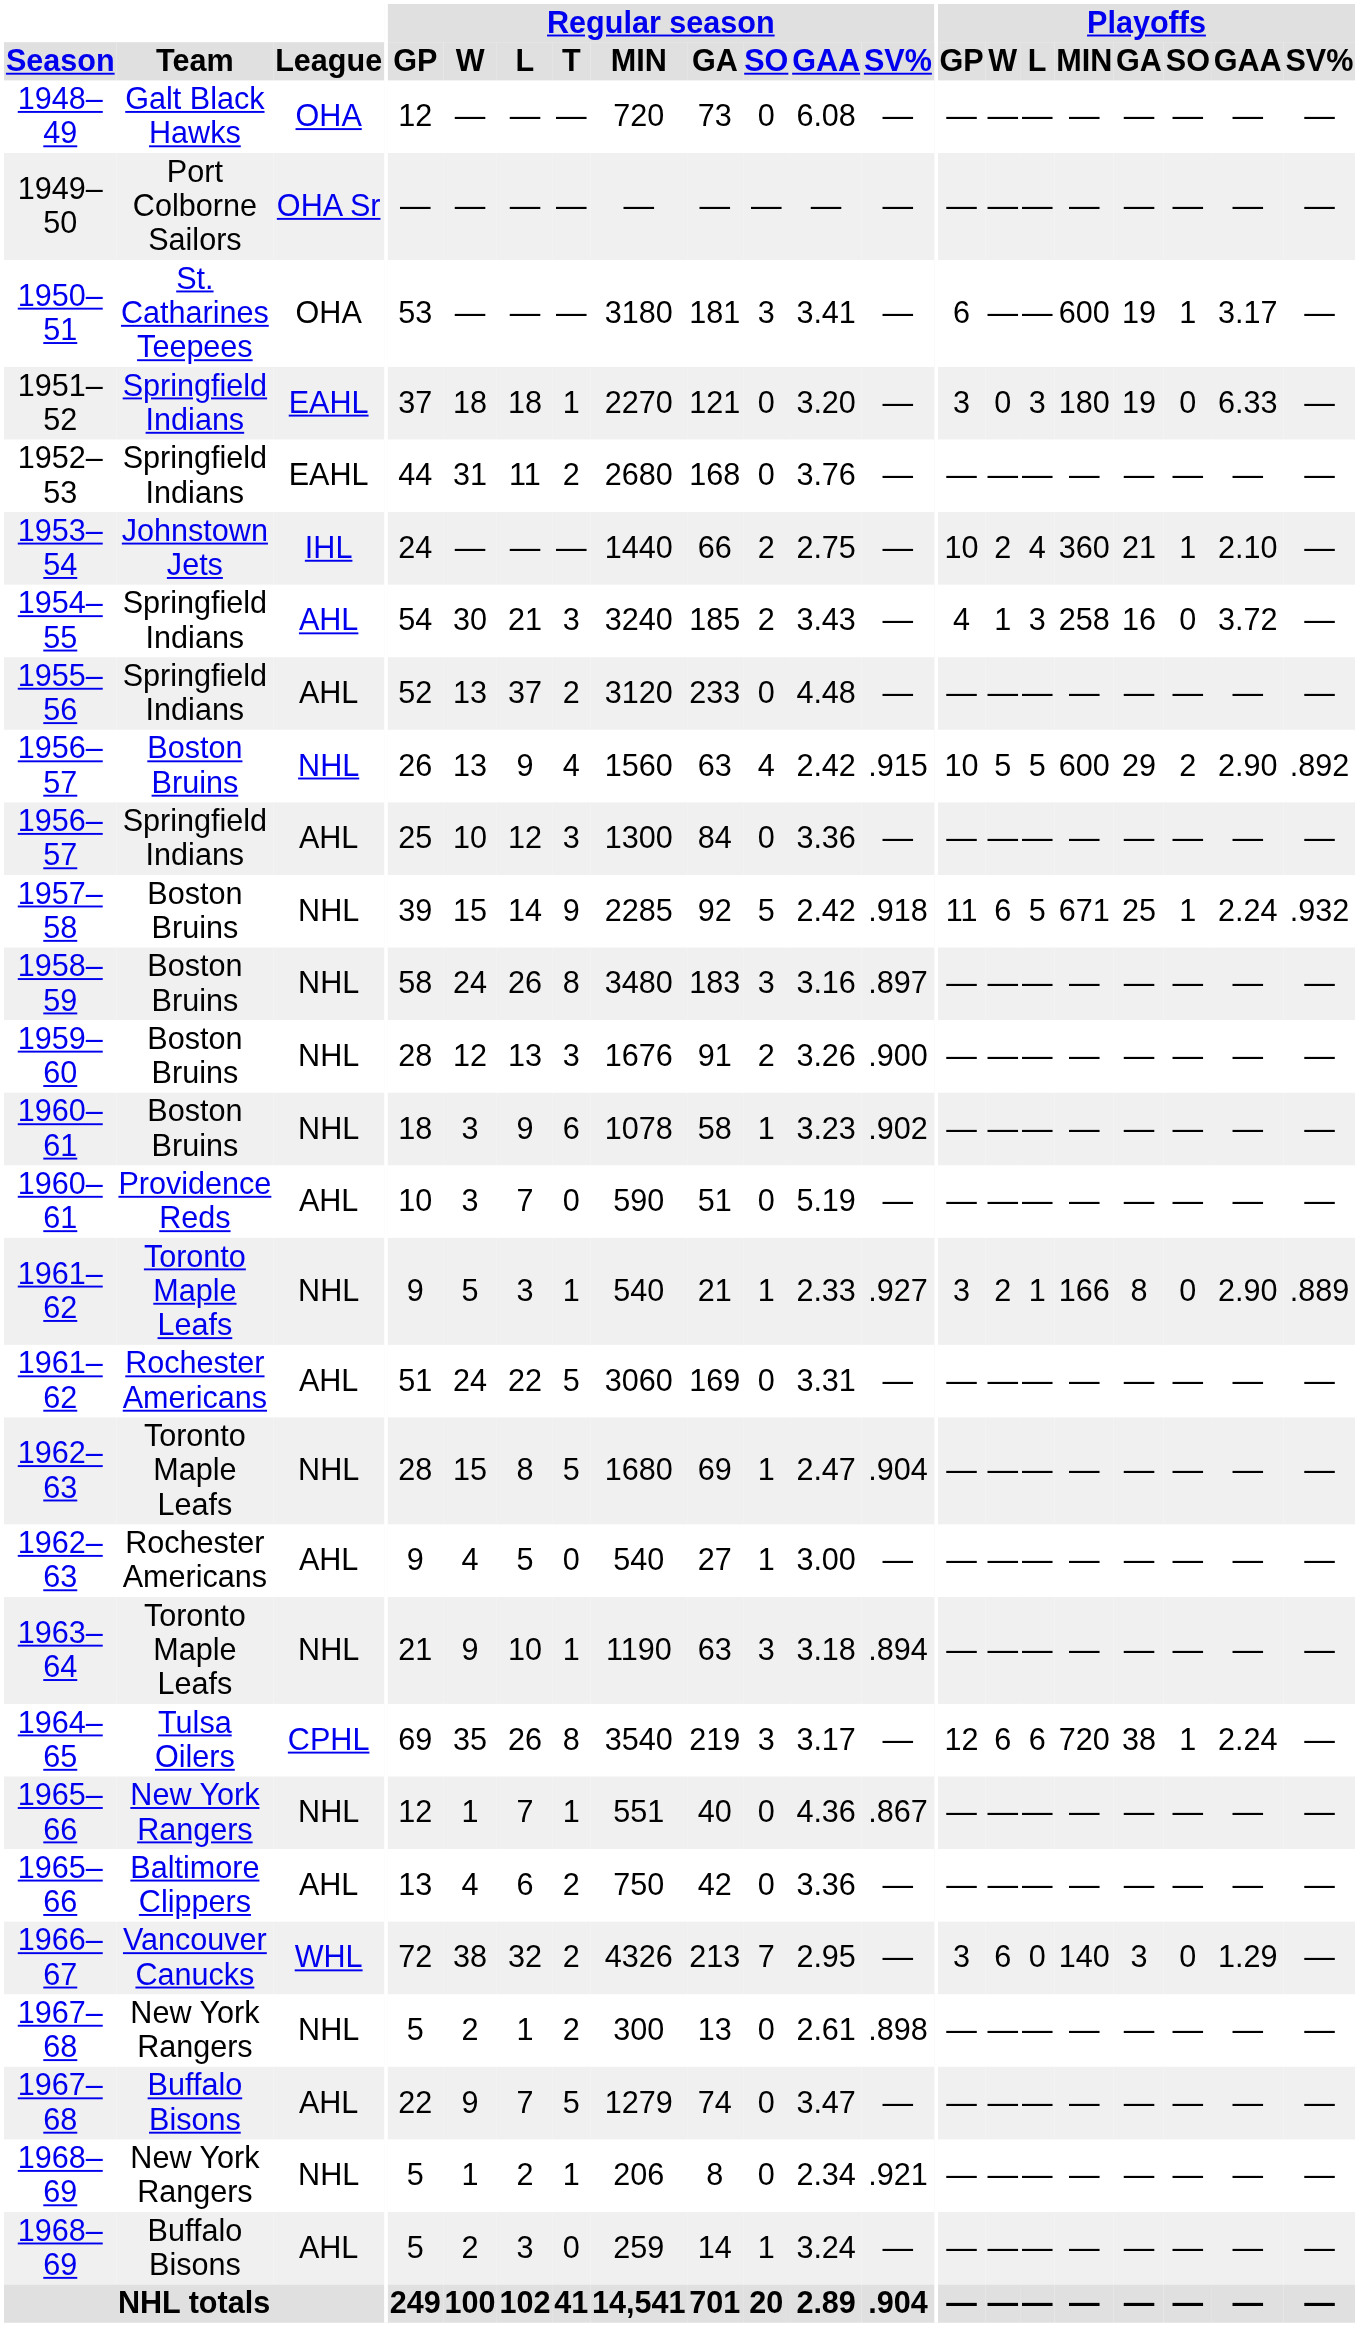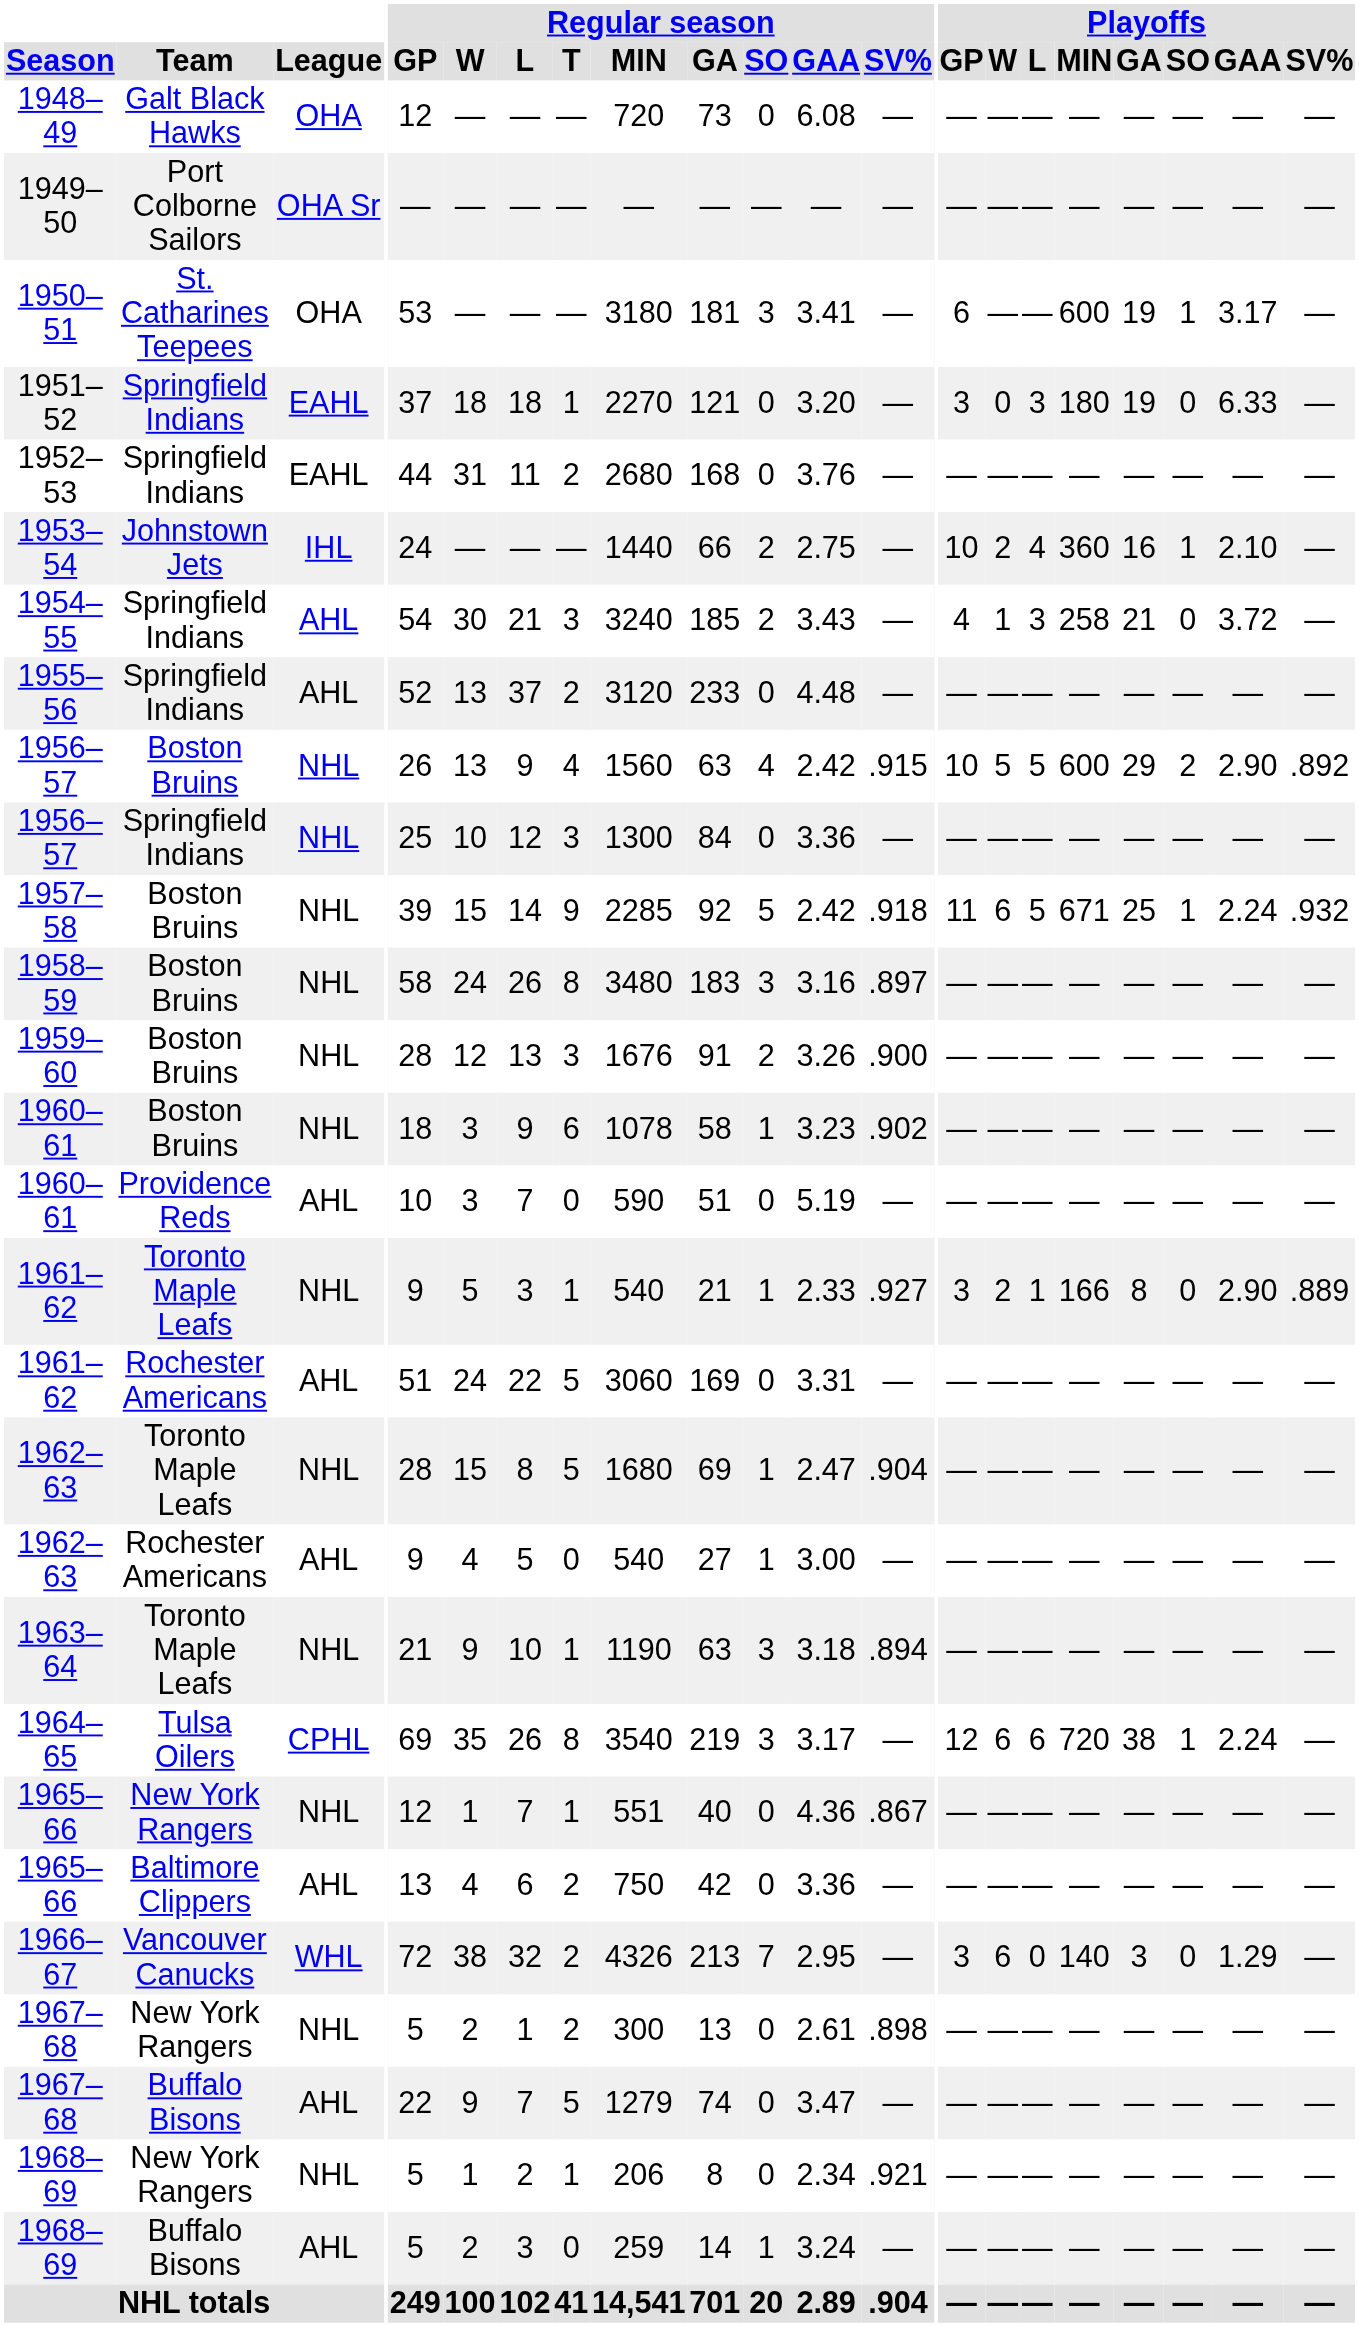(1139, 547) 21 -> (1139, 547) 16
(1139, 620) 16 -> (1139, 620) 21
(329, 838) AHL -> (329, 838) NHL
